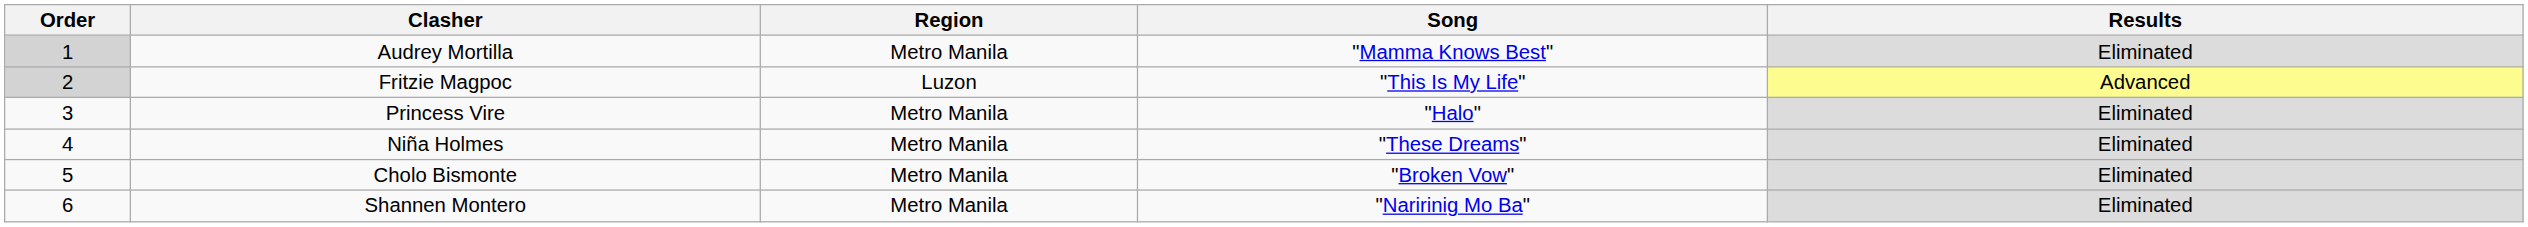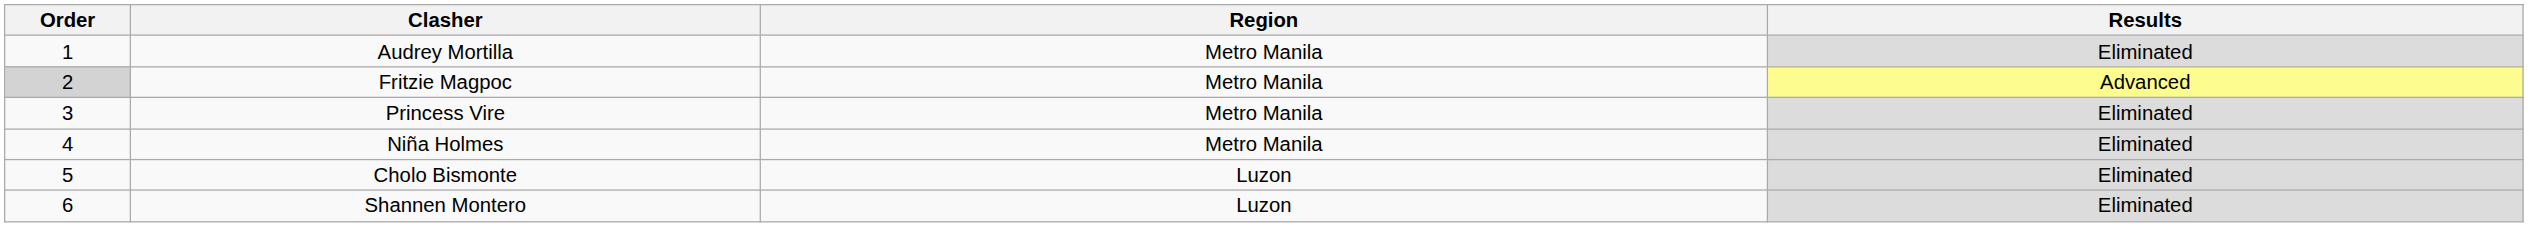- column: (1453, 20)
(68, 51) lightgrey background -> (68, 51) no background
(949, 82) Luzon -> (1264, 82) Metro Manila
(949, 175) Metro Manila -> (1264, 175) Luzon
(949, 206) Metro Manila -> (1264, 206) Luzon
